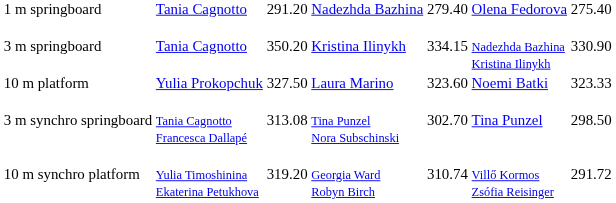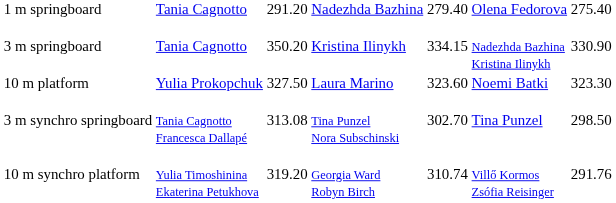(591, 83) 323.33 -> (591, 83) 323.30
(591, 174) 291.72 -> (591, 174) 291.76
